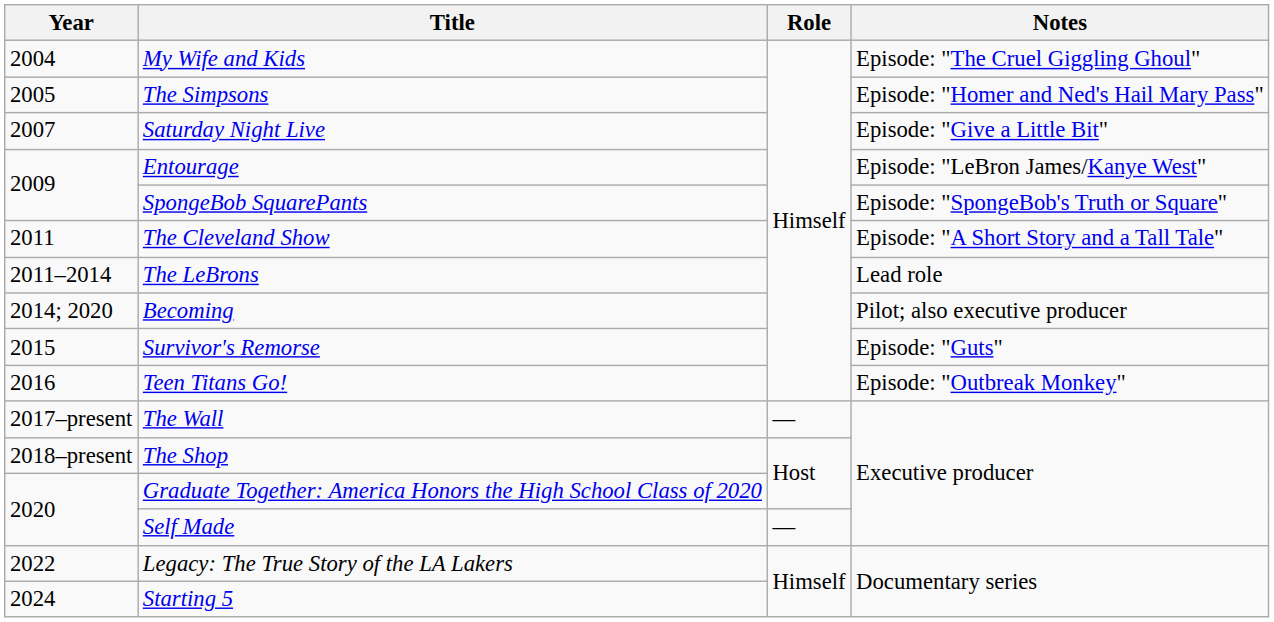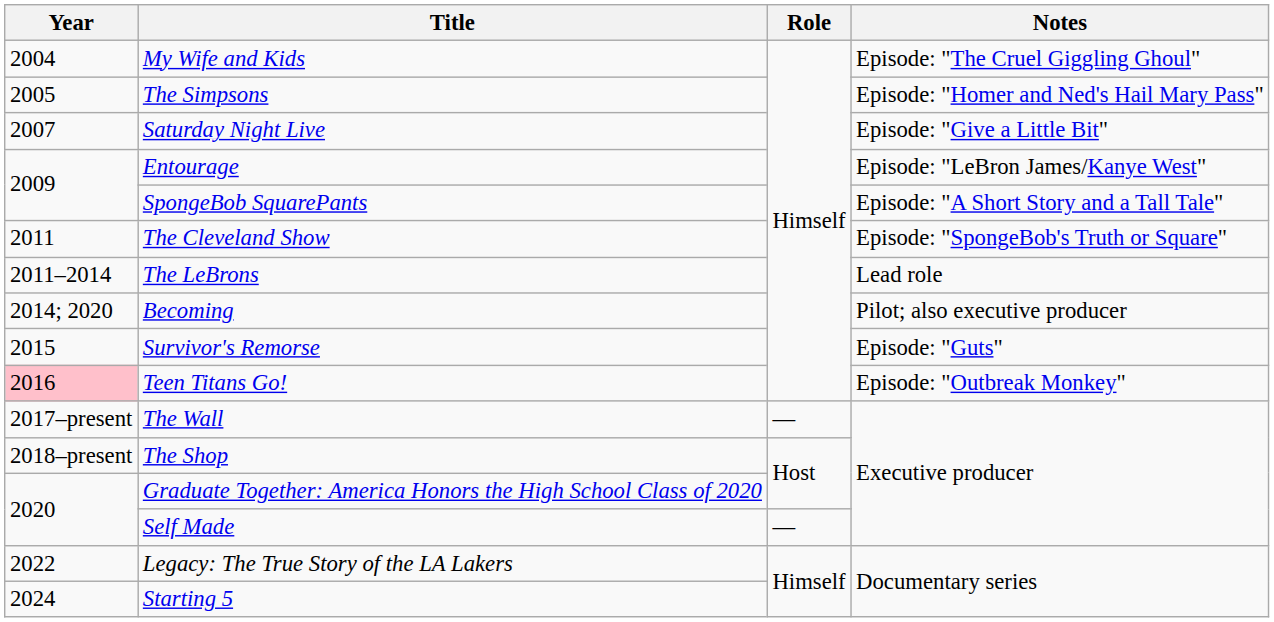(1042, 202) Episode: "SpongeBob's Truth or Square" -> (1040, 202) Episode: "A Short Story and a Tall Tale"
(1040, 238) Episode: "A Short Story and a Tall Tale" -> (1042, 238) Episode: "SpongeBob's Truth or Square"
(33, 382) no background -> (33, 382) pink background
